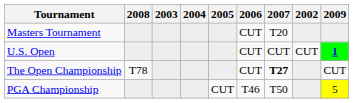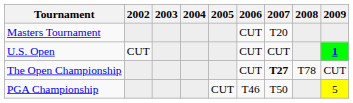columns swapped: (307, 14) <-> (138, 14)
